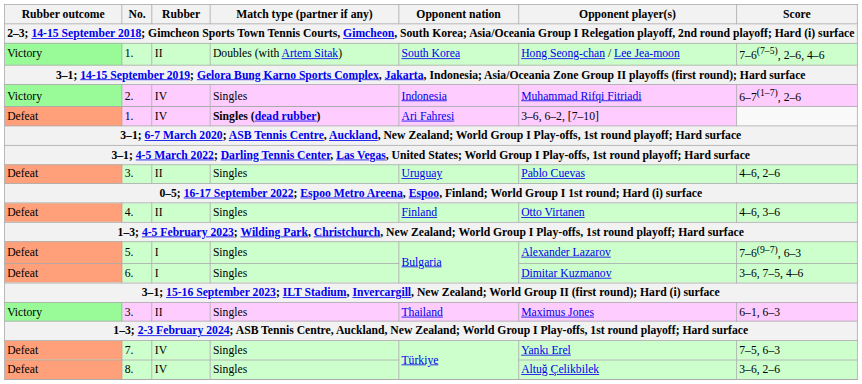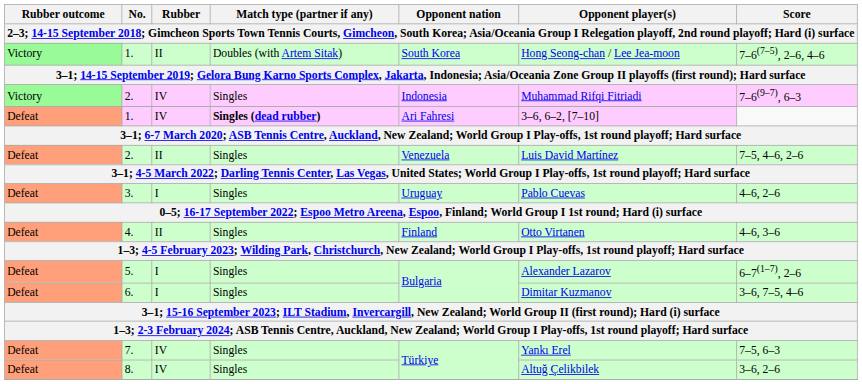(770, 96) 6–7(1–7), 2–6 -> (770, 96) 7–6(9–7), 6–3
+ row: (23, 155)
(159, 174) II -> (157, 193) I
(770, 253) 7–6(9–7), 6–3 -> (770, 272) 6–7(1–7), 2–6
- row: (25, 312)
